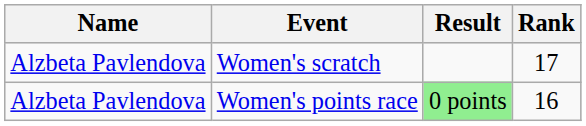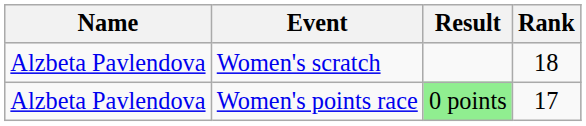(546, 62) 17 -> (546, 62) 18
(546, 100) 16 -> (546, 100) 17
